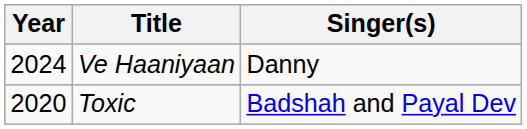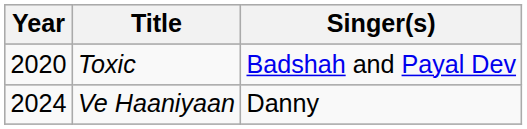rows swapped: (107, 104) <-> (156, 64)
